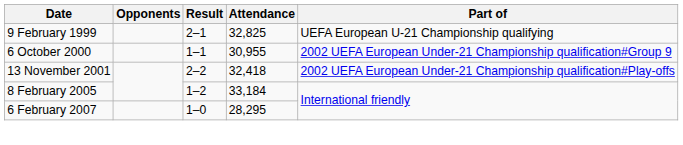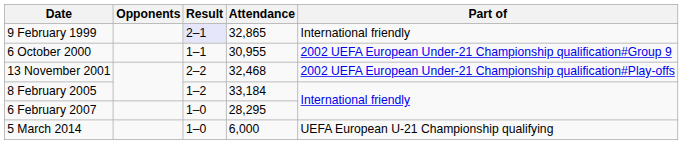(196, 33) no background -> (196, 33) lavender background
(247, 33) 32,825 -> (247, 33) 32,865
(427, 33) UEFA European U-21 Championship qualifying -> (355, 33) International friendly
(247, 71) 32,418 -> (247, 71) 32,468
+ row: (44, 129)
